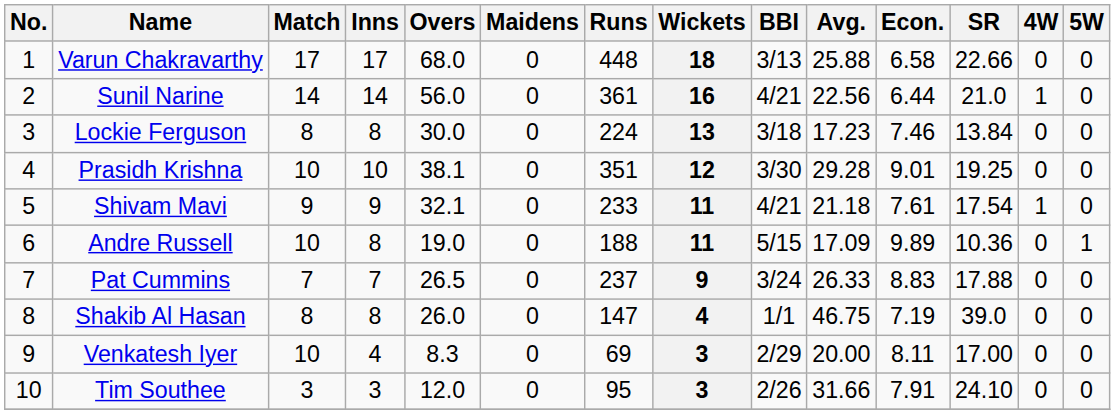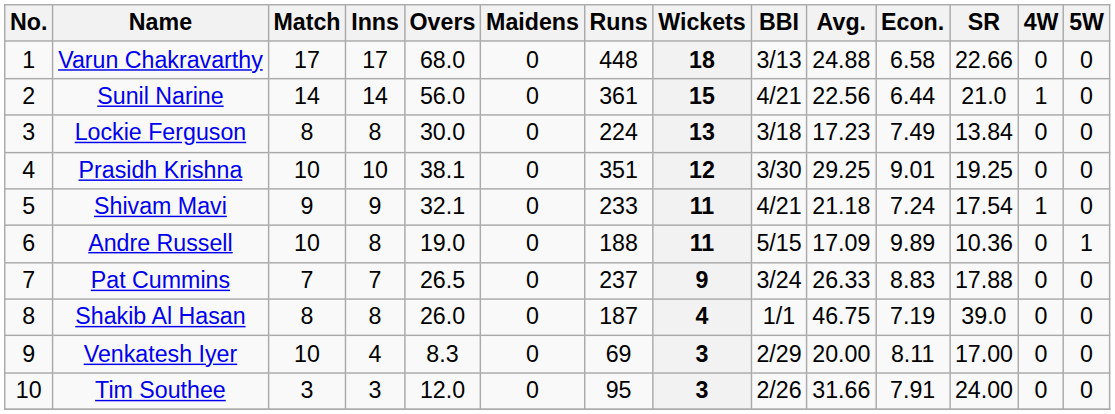(841, 59) 25.88 -> (841, 59) 24.88
(702, 96) 16 -> (702, 96) 15
(913, 133) 7.46 -> (913, 133) 7.49
(841, 170) 29.28 -> (841, 170) 29.25
(913, 206) 7.61 -> (913, 206) 7.24
(619, 317) 147 -> (619, 317) 187
(984, 390) 24.10 -> (984, 390) 24.00
